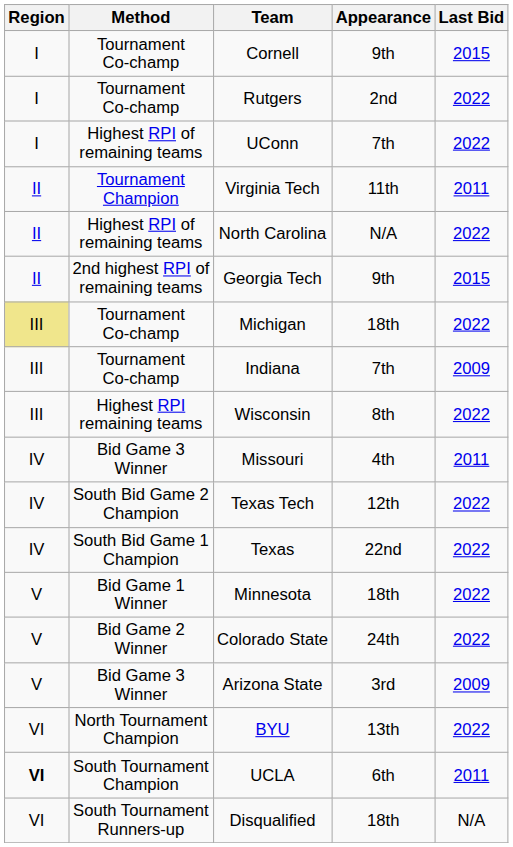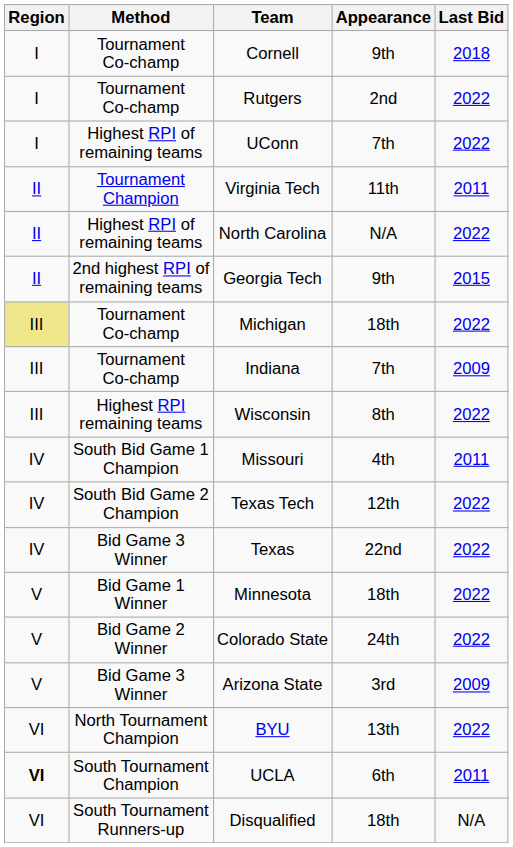(471, 53) 2015 -> (471, 53) 2018
(141, 459) Bid Game 3 Winner -> (141, 459) South Bid Game 1 Champion
(141, 549) South Bid Game 1 Champion -> (141, 549) Bid Game 3 Winner
